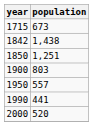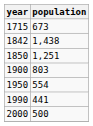(40, 85) 557 -> (40, 85) 554
(40, 114) 520 -> (40, 114) 500
